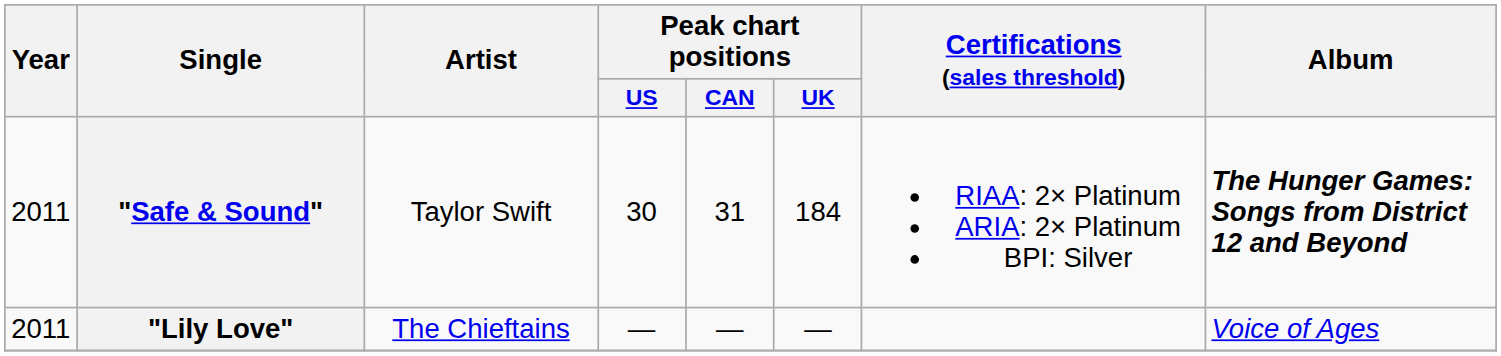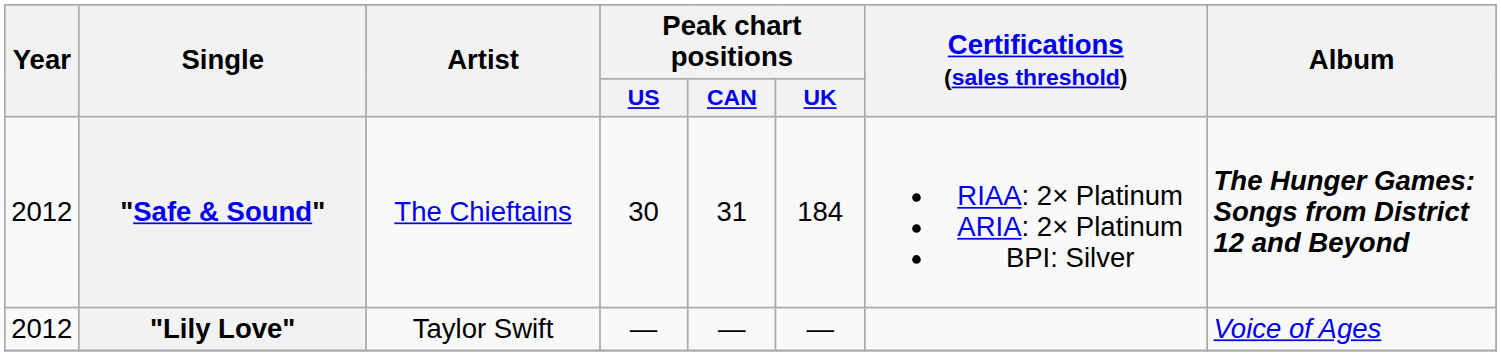(41, 211) 2011 -> (42, 211) 2012
(481, 211) Taylor Swift -> (483, 211) The Chieftains
(41, 329) 2011 -> (42, 329) 2012
(481, 329) The Chieftains -> (483, 329) Taylor Swift
